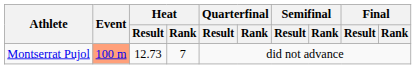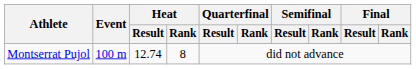(111, 54) lightsalmon background -> (111, 54) no background
(148, 54) 12.73 -> (148, 54) 12.74
(183, 54) 7 -> (183, 54) 8
